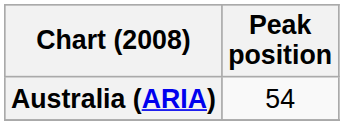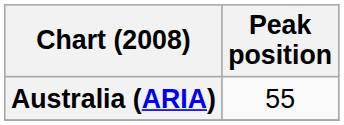(280, 98) 54 -> (280, 98) 55
